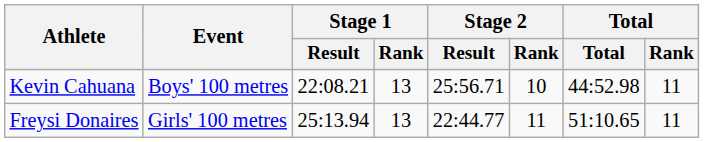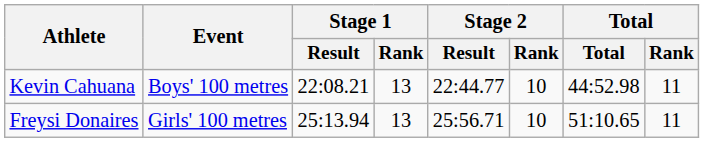(469, 86) 25:56.71 -> (469, 86) 22:44.77
(469, 120) 22:44.77 -> (469, 120) 25:56.71
(536, 120) 11 -> (536, 120) 10
